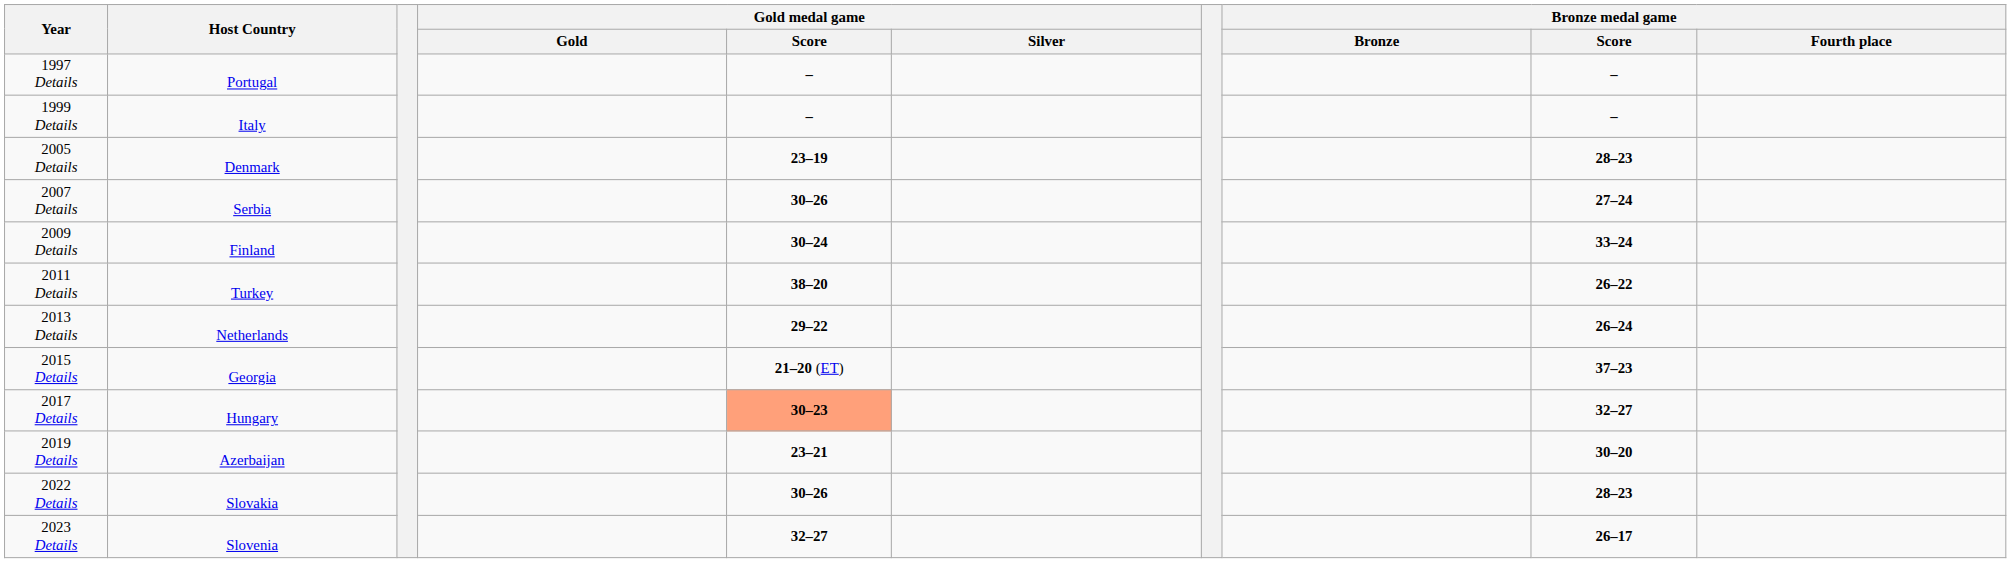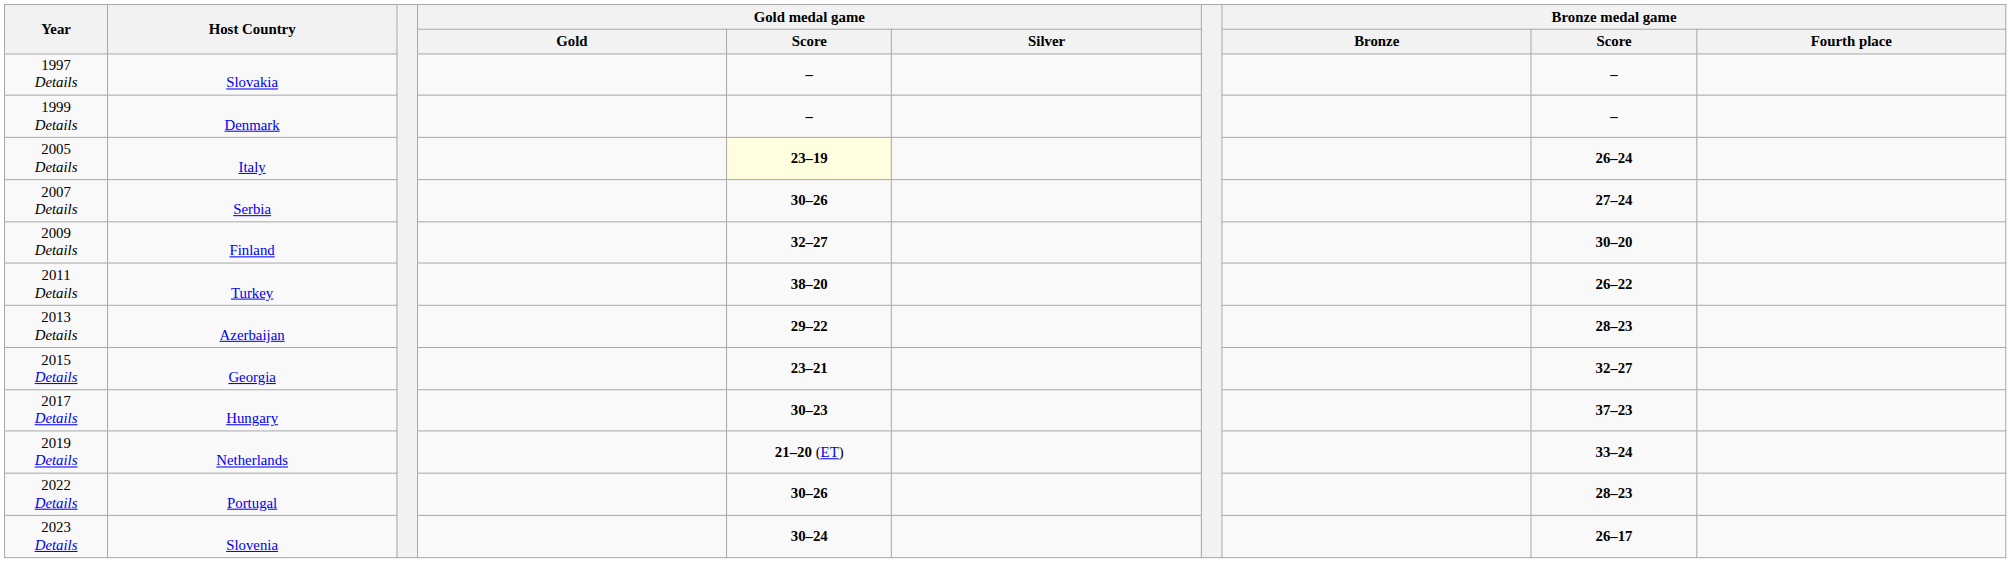(252, 83) Portugal -> (252, 83) Slovakia
(252, 125) Italy -> (252, 125) Denmark
(252, 167) Denmark -> (252, 167) Italy
(809, 158) no background -> (809, 158) lightyellow background
(1614, 158) 28–23 -> (1614, 158) 26–24
(809, 242) 30–24 -> (809, 242) 32–27
(1614, 242) 33–24 -> (1614, 242) 30–20
(252, 335) Netherlands -> (252, 335) Azerbaijan
(1614, 326) 26–24 -> (1614, 326) 28–23
(809, 368) 21–20 (ET) -> (809, 368) 23–21
(1614, 368) 37–23 -> (1614, 368) 32–27
(809, 410) lightsalmon background -> (809, 410) no background
(1614, 410) 32–27 -> (1614, 410) 37–23
(252, 461) Azerbaijan -> (252, 461) Netherlands
(809, 452) 23–21 -> (809, 452) 21–20 (ET)
(1614, 452) 30–20 -> (1614, 452) 33–24
(252, 503) Slovakia -> (252, 503) Portugal
(809, 536) 32–27 -> (809, 536) 30–24
